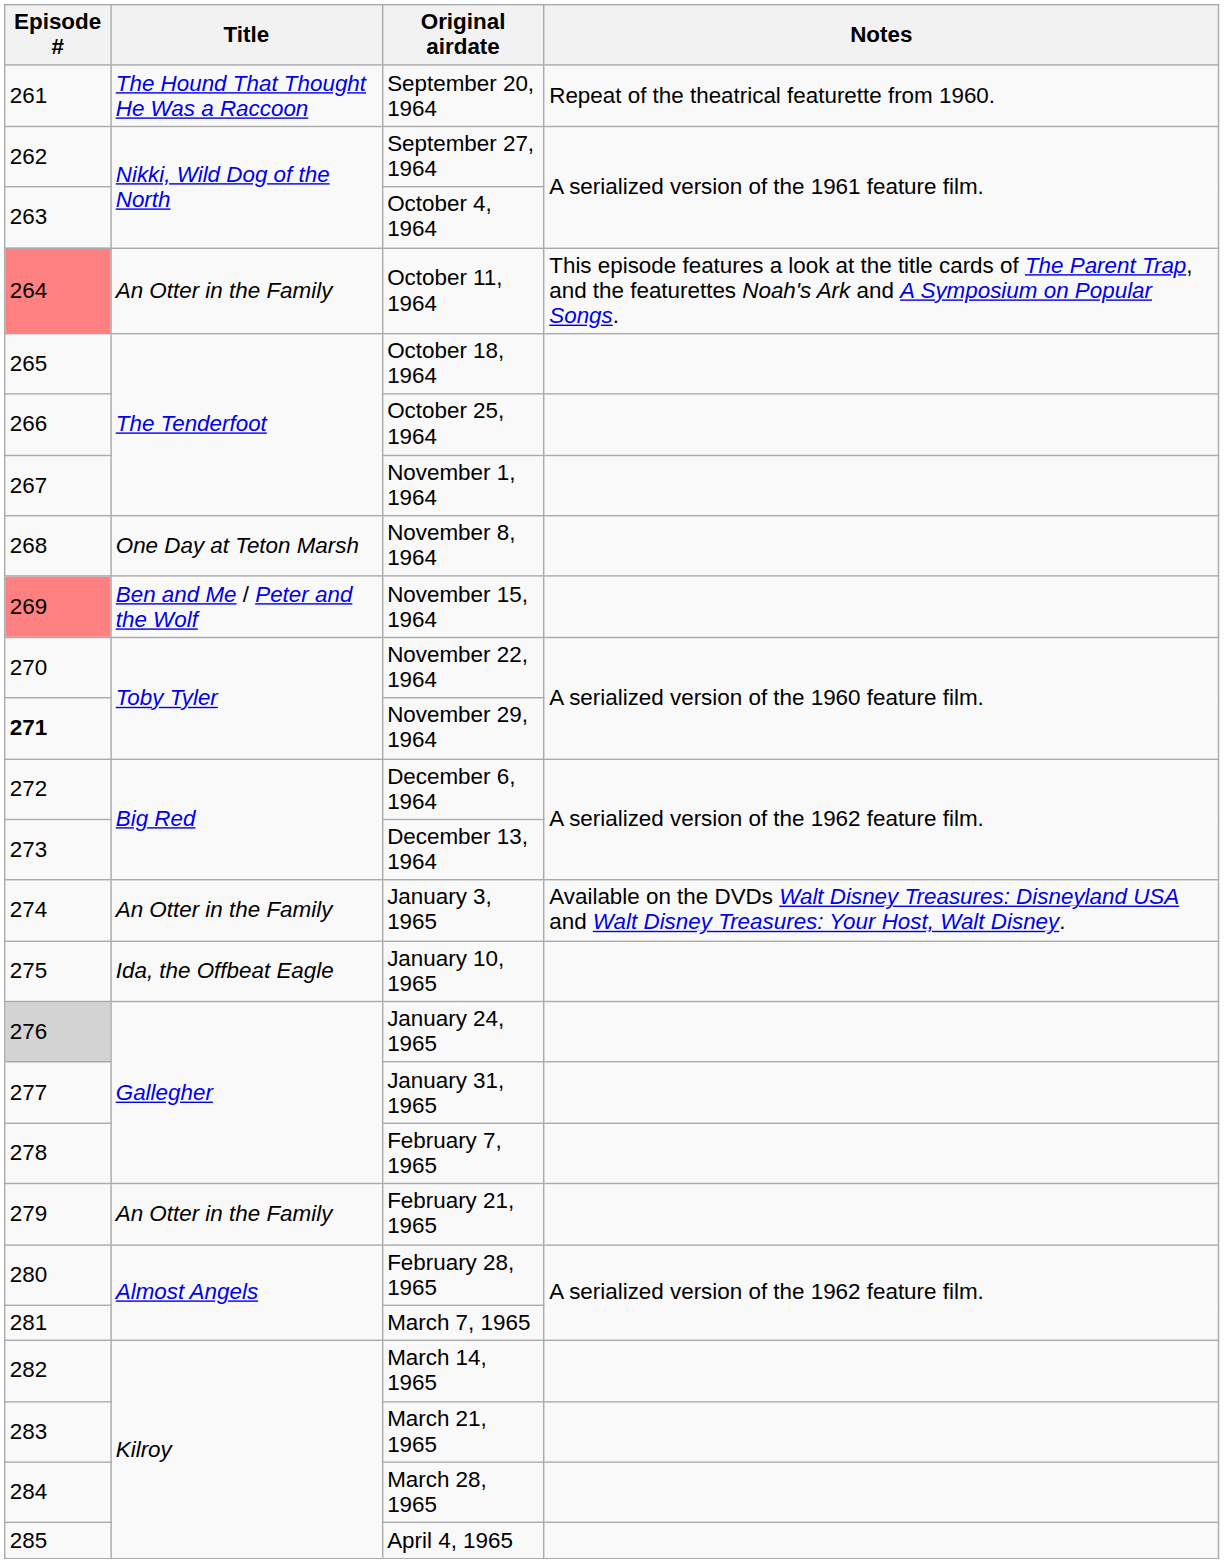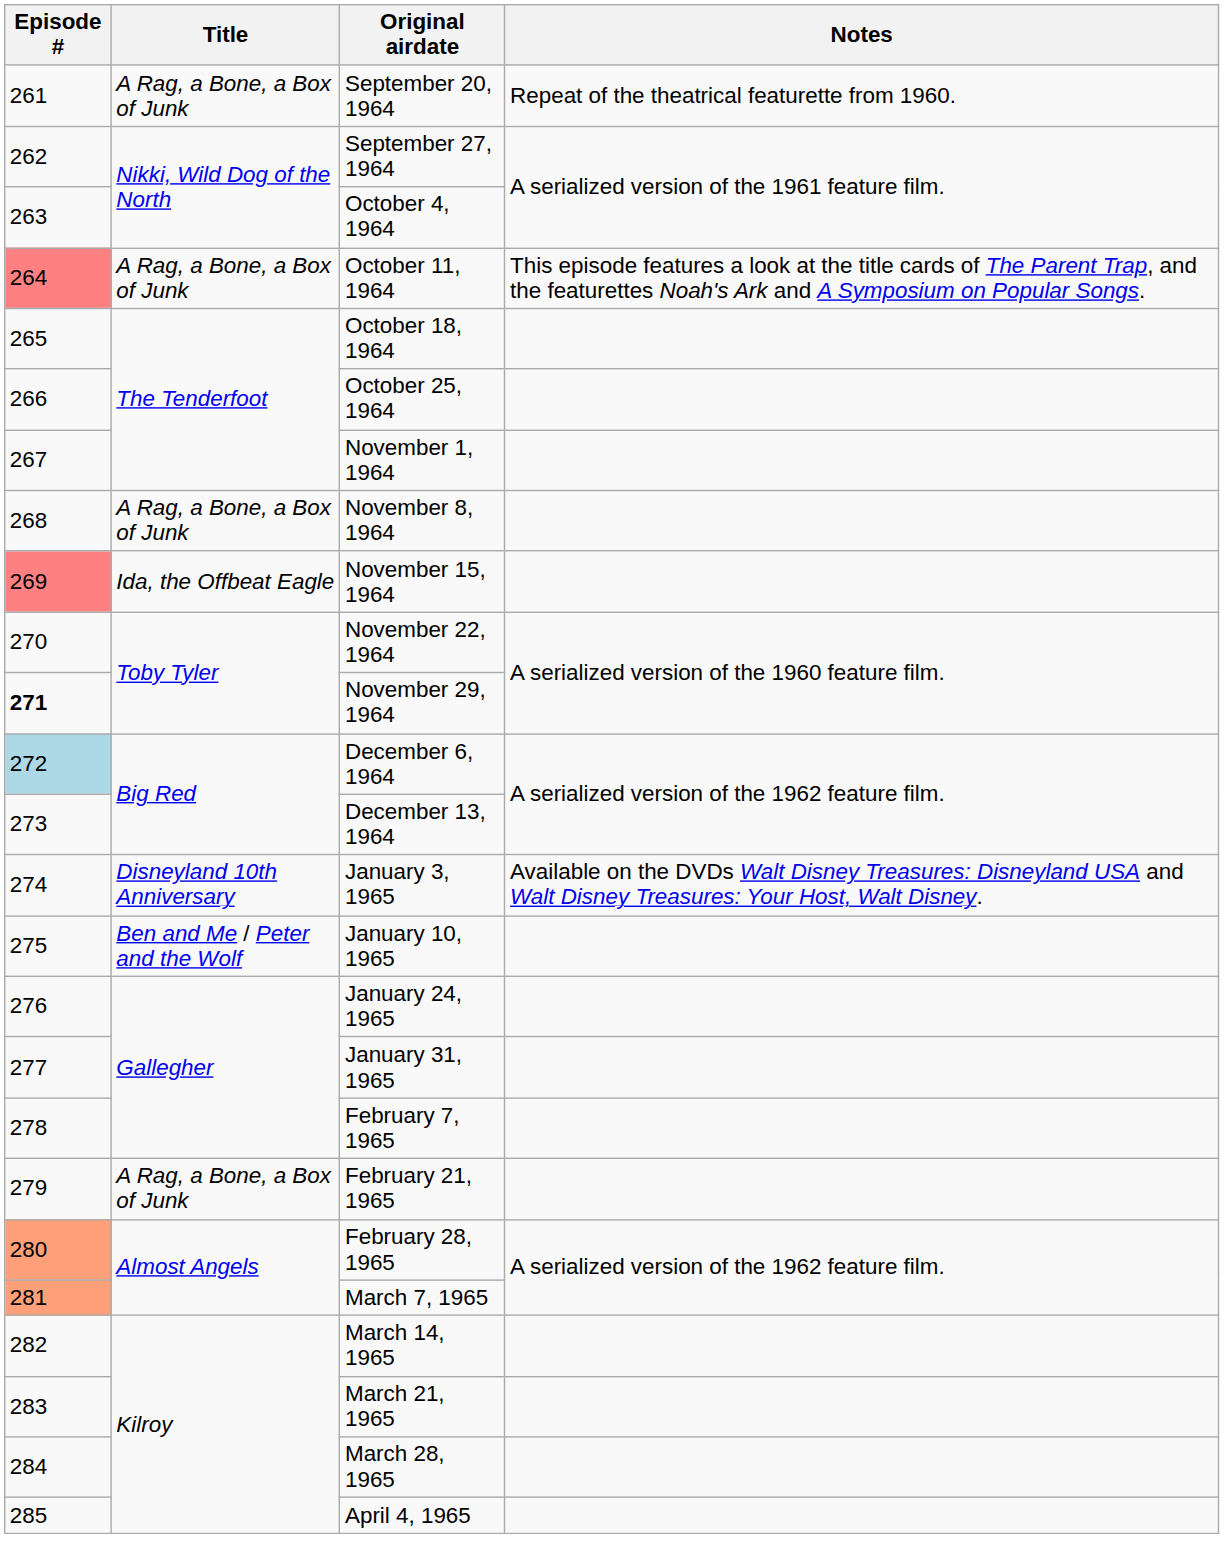(241, 95) The Hound That Thought He Was a Raccoon -> (224, 95) A Rag, a Bone, a Box of Junk
(224, 290) An Otter in the Family -> (224, 277) A Rag, a Bone, a Box of Junk
(237, 545) One Day at Teton Marsh -> (224, 520) A Rag, a Bone, a Box of Junk
(234, 606) Ben and Me / Peter and the Wolf -> (225, 581) Ida, the Offbeat Eagle
(29, 788) no background -> (29, 763) lightblue background
(224, 910) An Otter in the Family -> (197, 885) Disneyland 10th Anniversary
(225, 970) Ida, the Offbeat Eagle -> (213, 945) Ben and Me / Peter and the Wolf
(29, 1031) lightgrey background -> (29, 1006) no background
(224, 1213) An Otter in the Family -> (224, 1188) A Rag, a Bone, a Box of Junk
(29, 1274) no background -> (29, 1249) lightsalmon background
(29, 1322) no background -> (29, 1297) lightsalmon background
